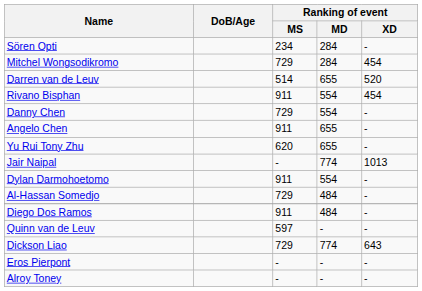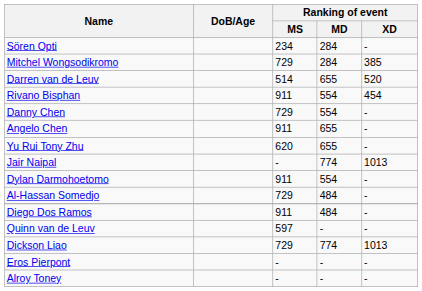(373, 63) 454 -> (373, 63) 385
(373, 245) 643 -> (376, 245) 1013
